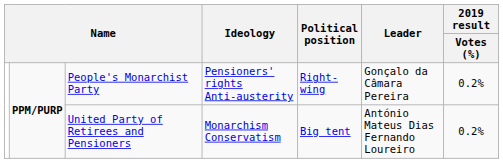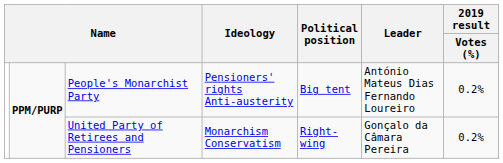(319, 84) Right-wing -> (325, 90) Big tent
(396, 84) Gonçalo da Câmara Pereira -> (399, 90) António Mateus Dias Fernando Loureiro
(325, 131) Big tent -> (319, 137) Right-wing
(399, 131) António Mateus Dias Fernando Loureiro -> (396, 137) Gonçalo da Câmara Pereira
